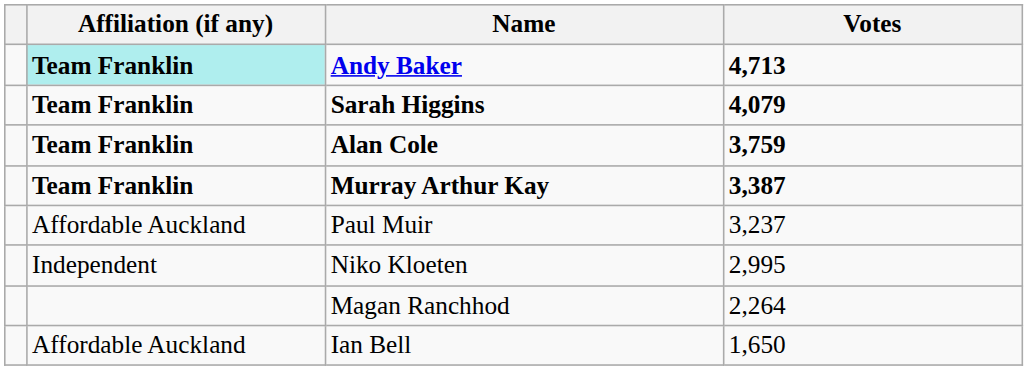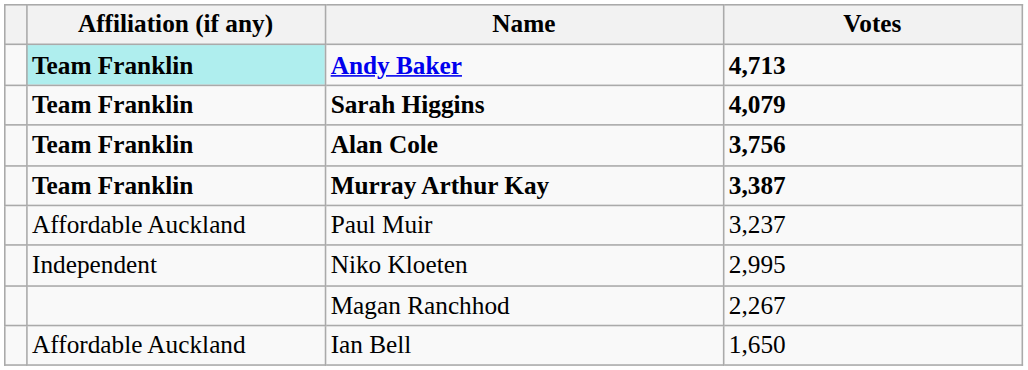(757, 144) 3,759 -> (757, 144) 3,756
(757, 305) 2,264 -> (757, 305) 2,267
